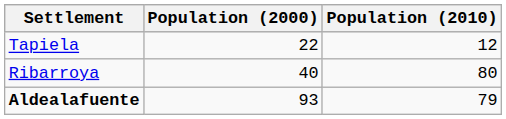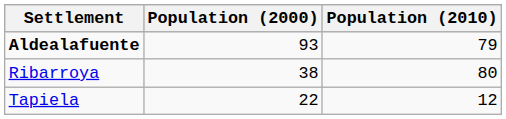rows swapped: (74, 100) <-> (44, 46)
(308, 73) 40 -> (308, 73) 38
